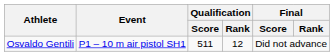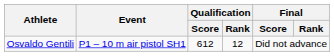(205, 44) 511 -> (205, 44) 612
